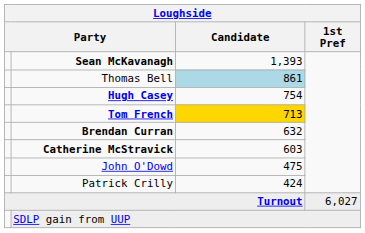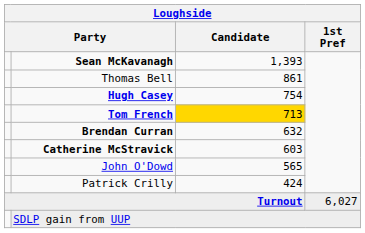(293, 78) lightblue background -> (293, 78) no background
(293, 166) 475 -> (293, 166) 565
